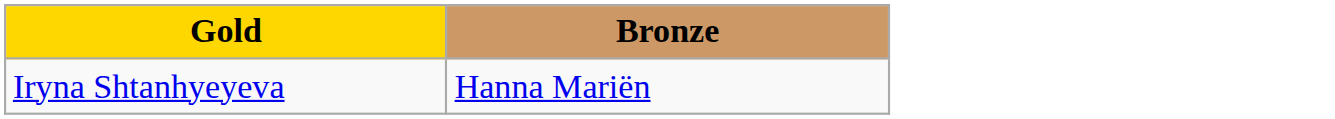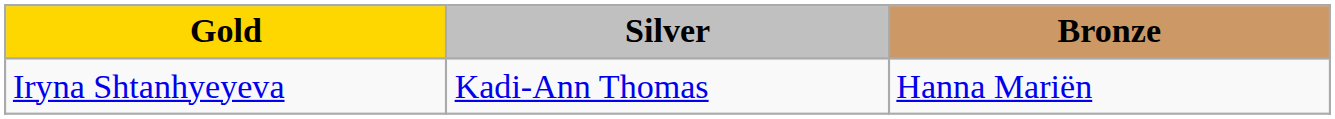+ column: (668, 31)
